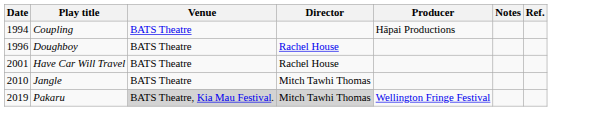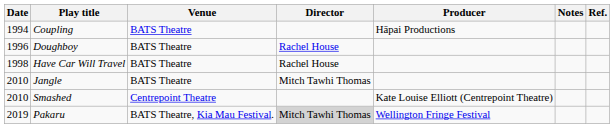(18, 64) 2001 -> (18, 64) 1998
+ row: (52, 98)
(202, 98) lightgrey background -> (202, 115) no background
